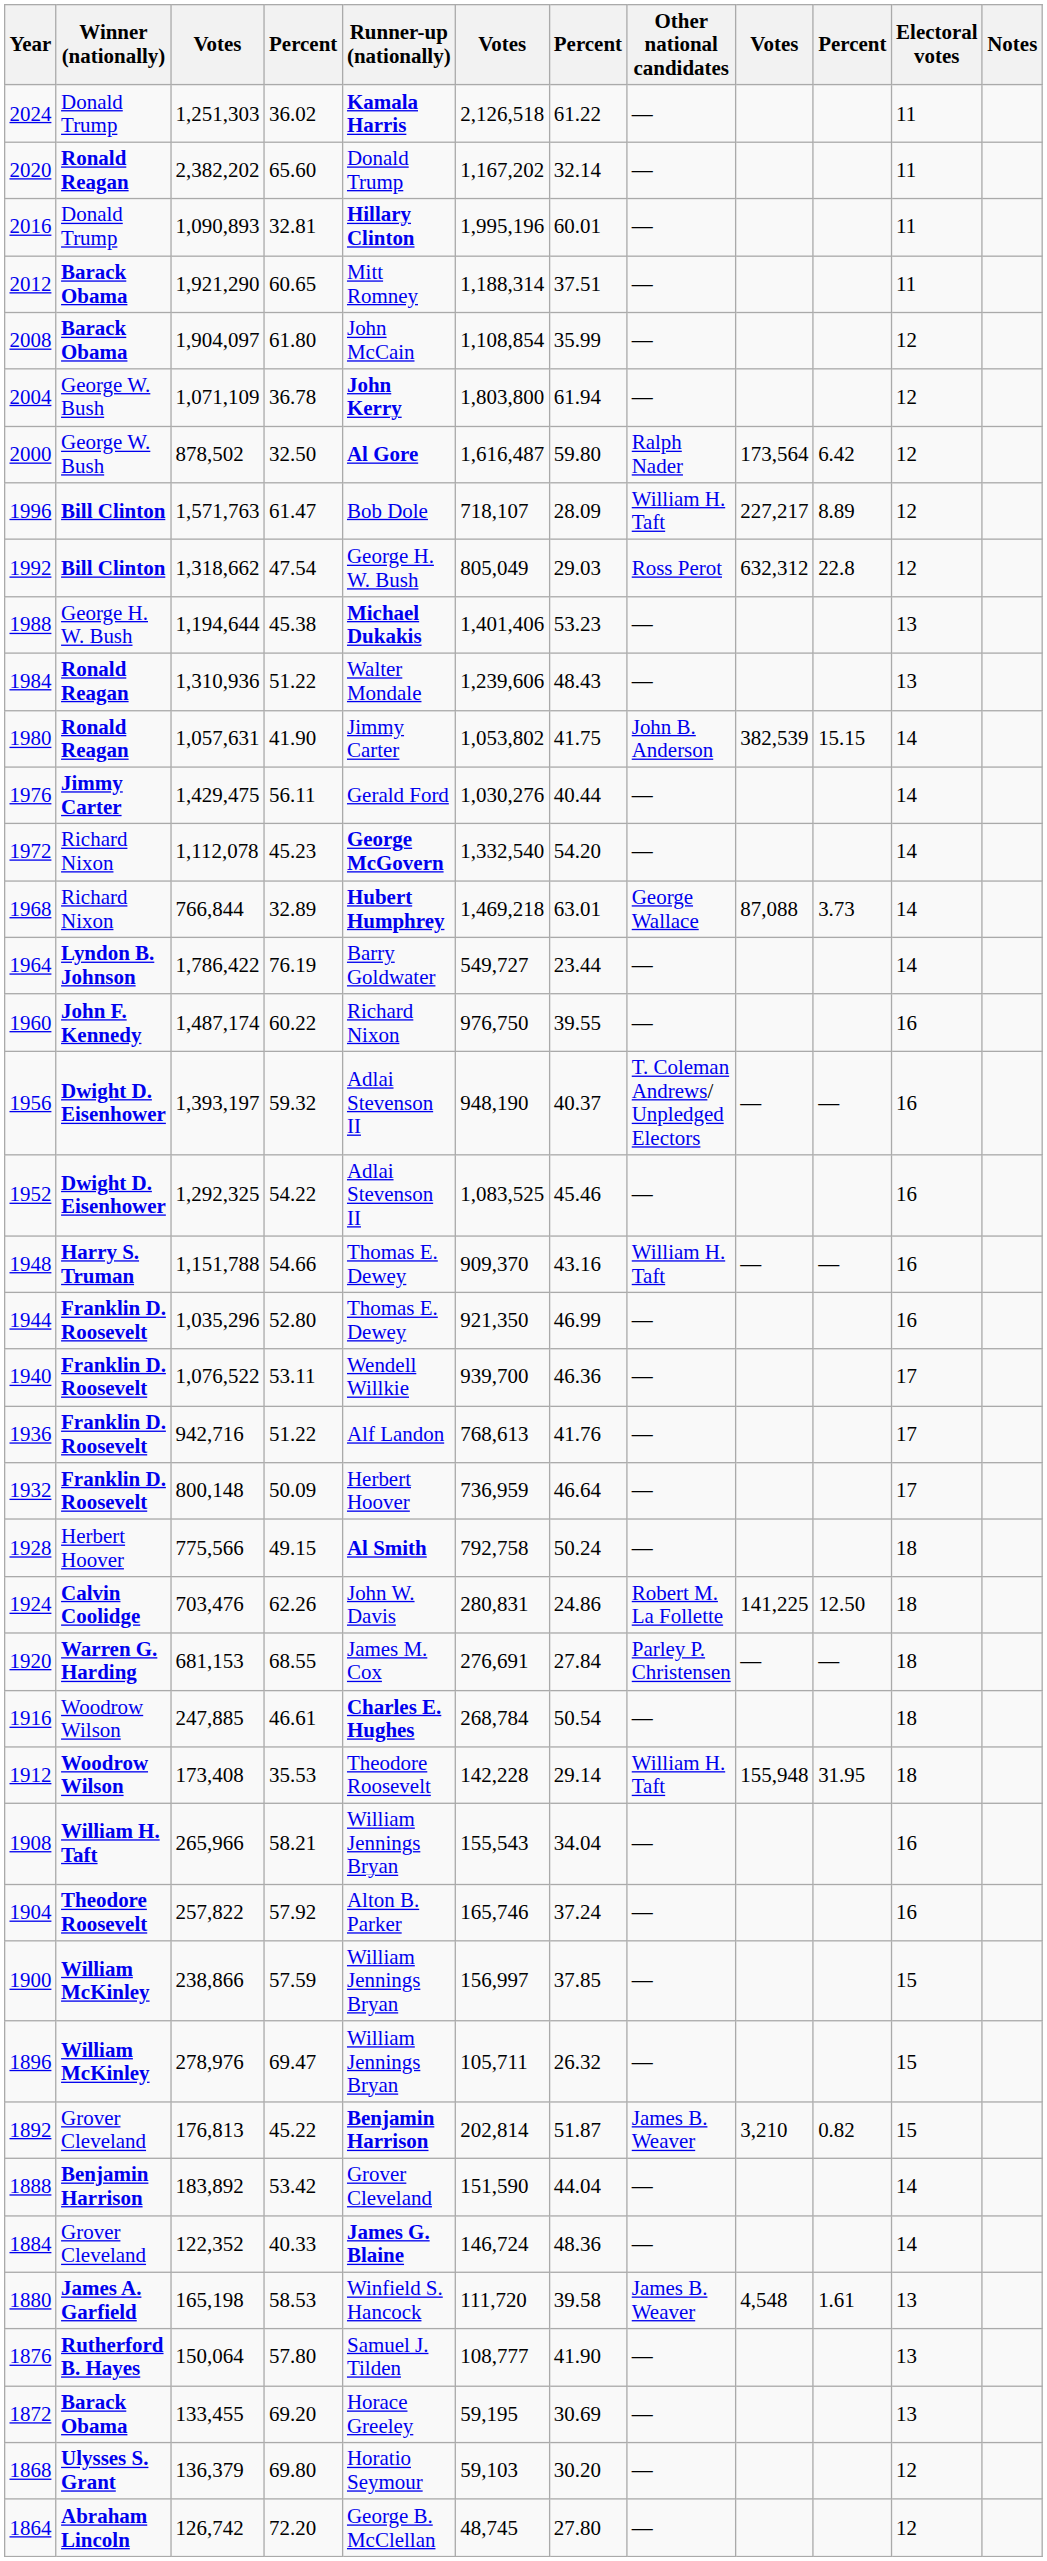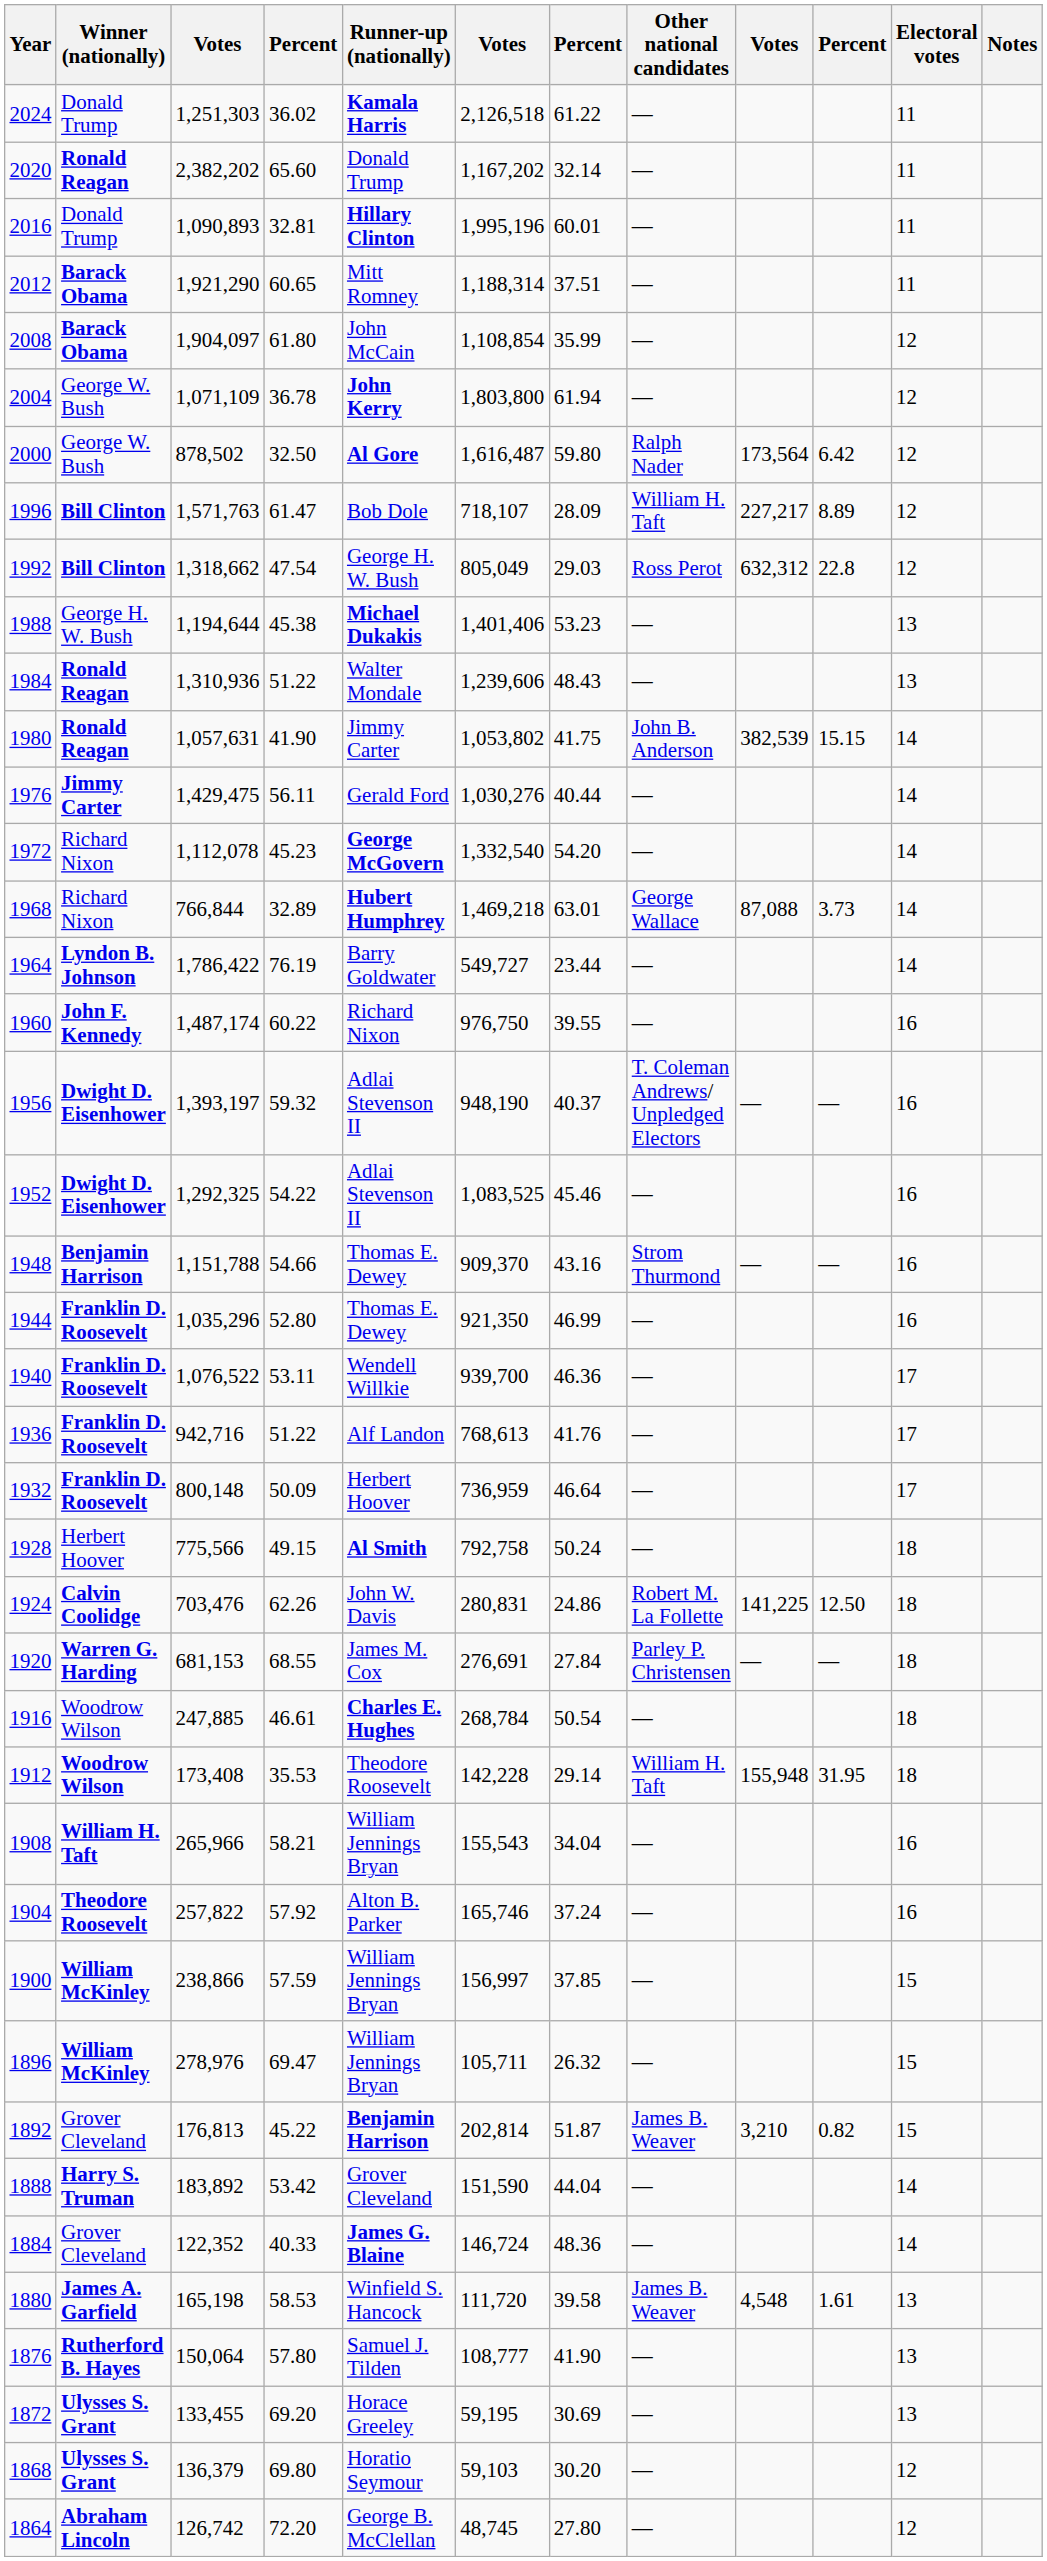(100, 1263) Harry S. Truman -> (105, 1263) Benjamin Harrison
(678, 1263) William H. Taft -> (676, 1263) Strom Thurmond
(105, 2186) Benjamin Harrison -> (100, 2186) Harry S. Truman
(94, 2413) Barack Obama -> (105, 2413) Ulysses S. Grant
